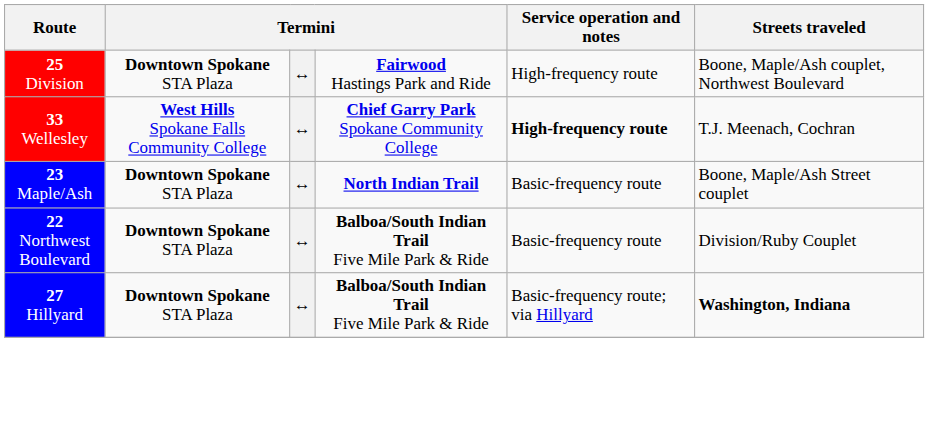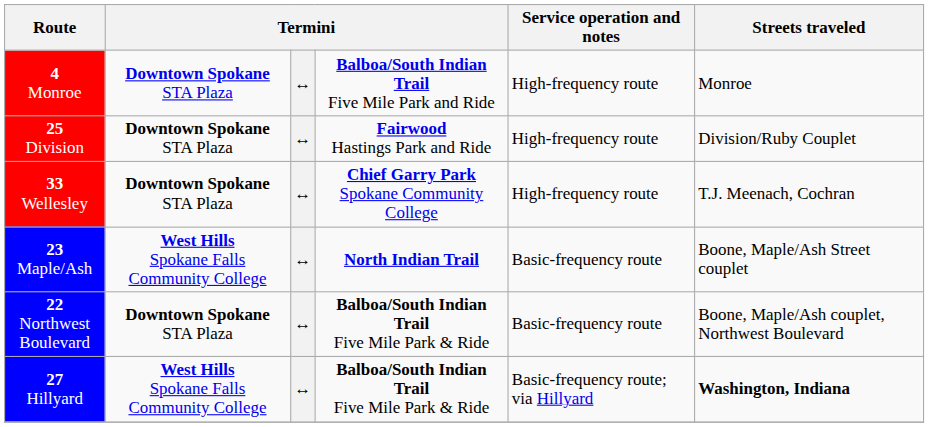+ row: (55, 83)
(792, 73) Boone, Maple/Ash couplet, Northwest Boulevard -> (777, 138) Division/Ruby Couplet
(197, 128) West Hills Spokane Falls Community College -> (197, 194) Downtown Spokane STA Plaza
(589, 128) bold -> (585, 194) normal
(197, 184) Downtown Spokane STA Plaza -> (197, 259) West Hills Spokane Falls Community College
(777, 240) Division/Ruby Couplet -> (791, 324) Boone, Maple/Ash couplet, Northwest Boulevard
(197, 305) Downtown Spokane STA Plaza -> (197, 389) West Hills Spokane Falls Community College
